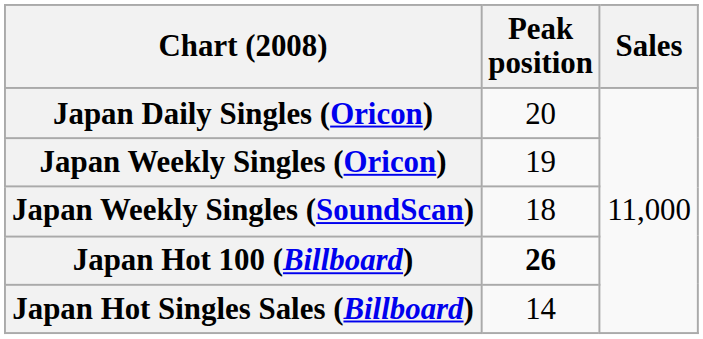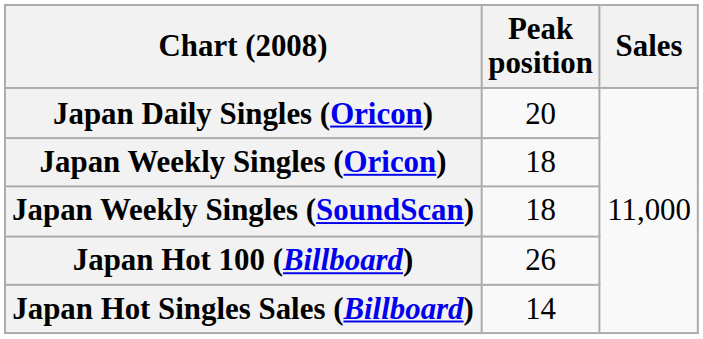(541, 161) 19 -> (541, 161) 18
(541, 259) bold -> (541, 259) normal
